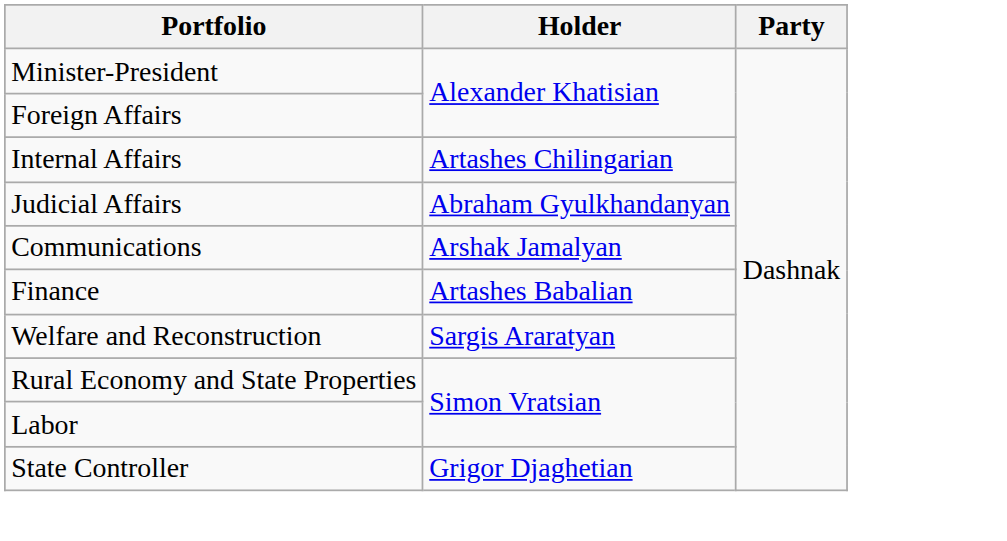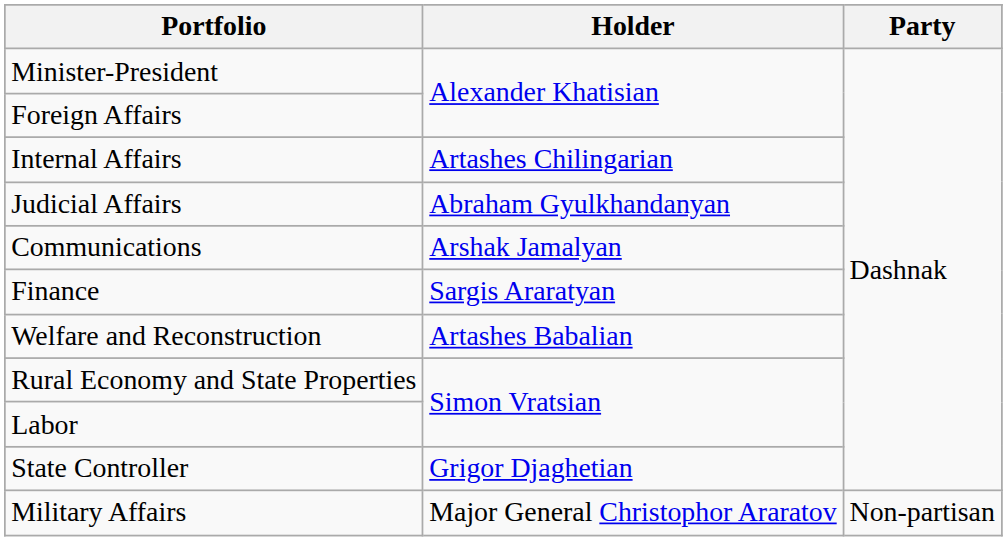(531, 291) Artashes Babalian -> (522, 291) Sargis Araratyan
(522, 335) Sargis Araratyan -> (531, 335) Artashes Babalian
+ row: (99, 512)
